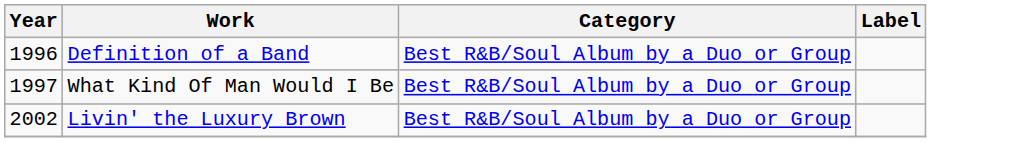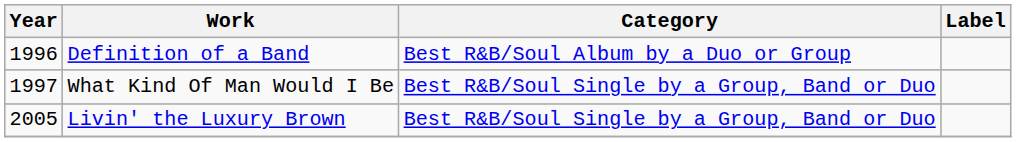(627, 87) Best R&B/Soul Album by a Duo or Group -> (670, 87) Best R&B/Soul Single by a Group, Band or Duo
(34, 120) 2002 -> (34, 120) 2005
(627, 120) Best R&B/Soul Album by a Duo or Group -> (670, 120) Best R&B/Soul Single by a Group, Band or Duo
